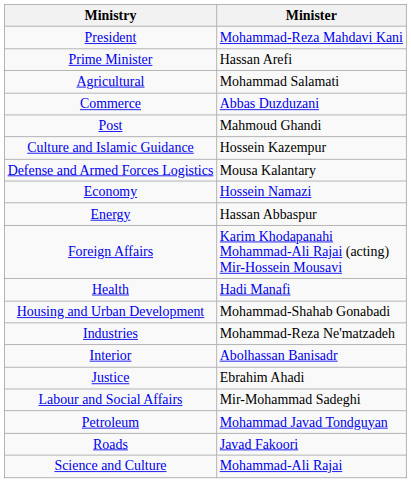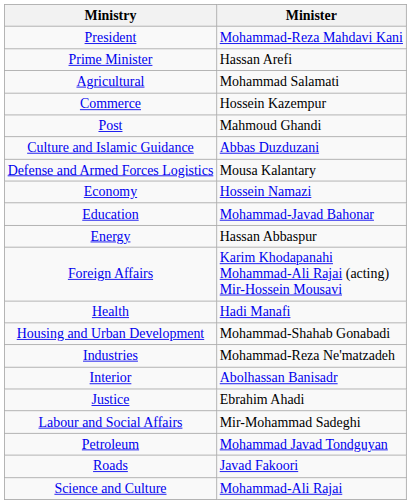(269, 103) Abbas Duzduzani -> (273, 103) Hossein Kazempur
(273, 147) Hossein Kazempur -> (269, 147) Abbas Duzduzani
+ row: (110, 214)
